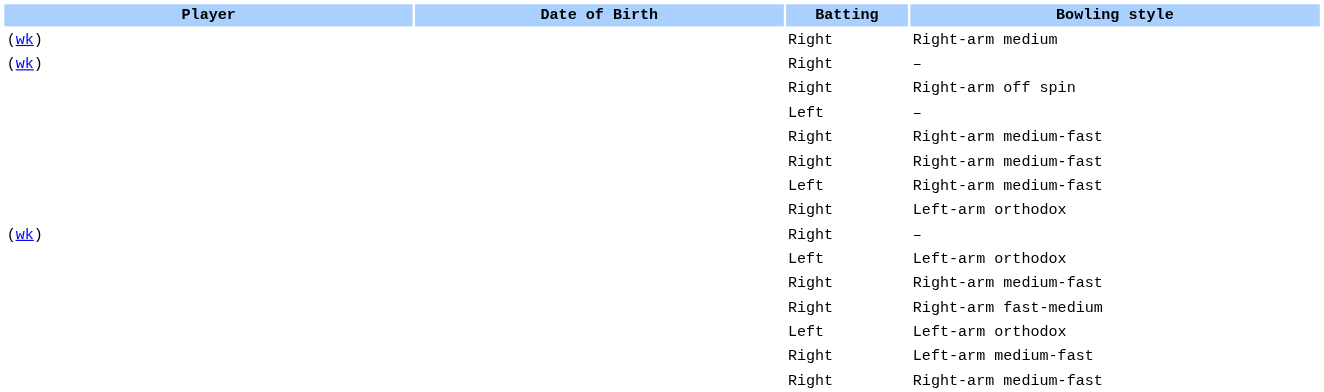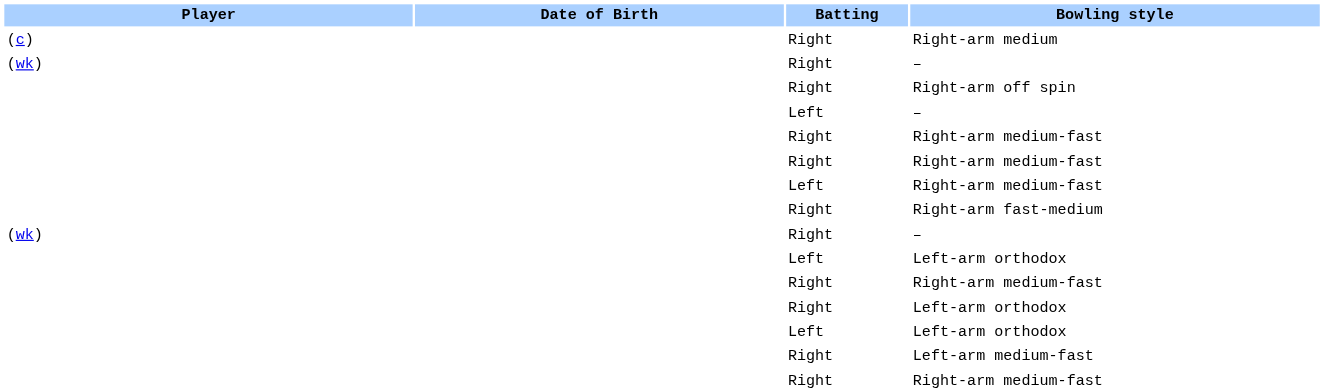(25, 40) (wk) -> (20, 40) (c)
rows swapped: (811, 210) <-> (811, 308)
